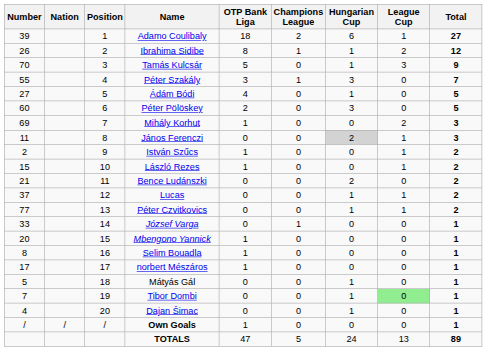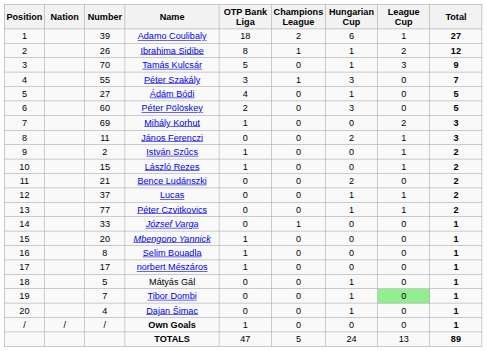columns swapped: (105, 17) <-> (24, 17)
(351, 137) lightgrey background -> (351, 137) no background
